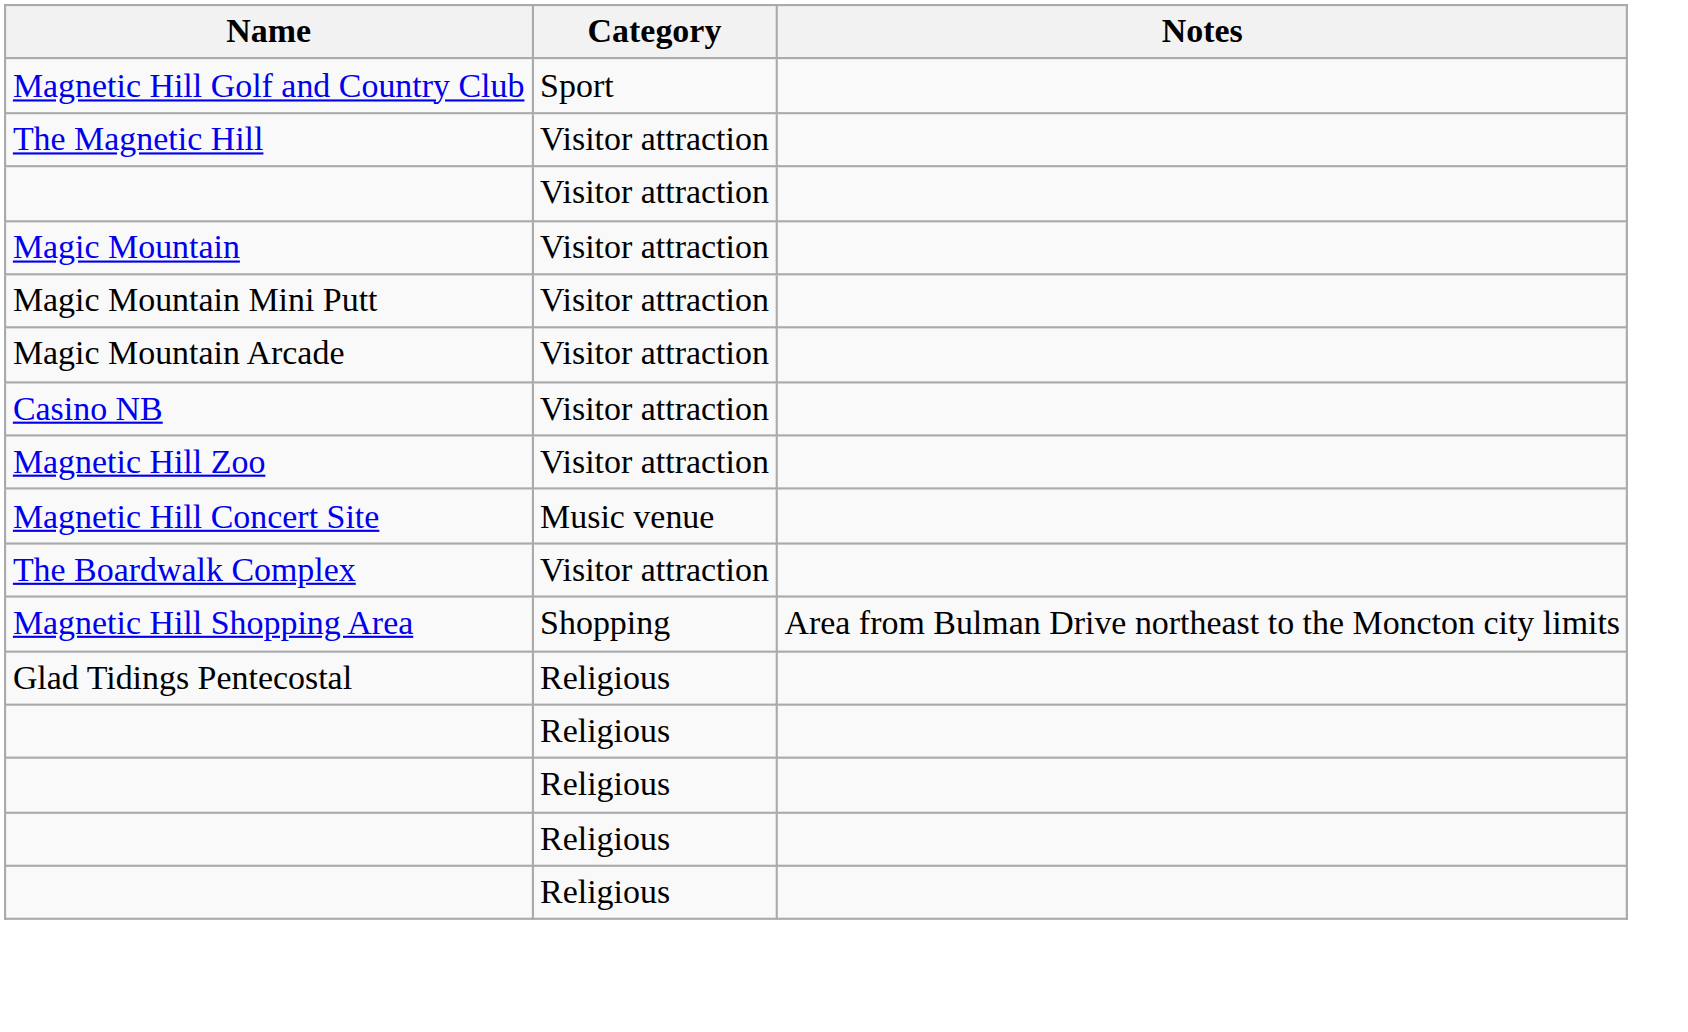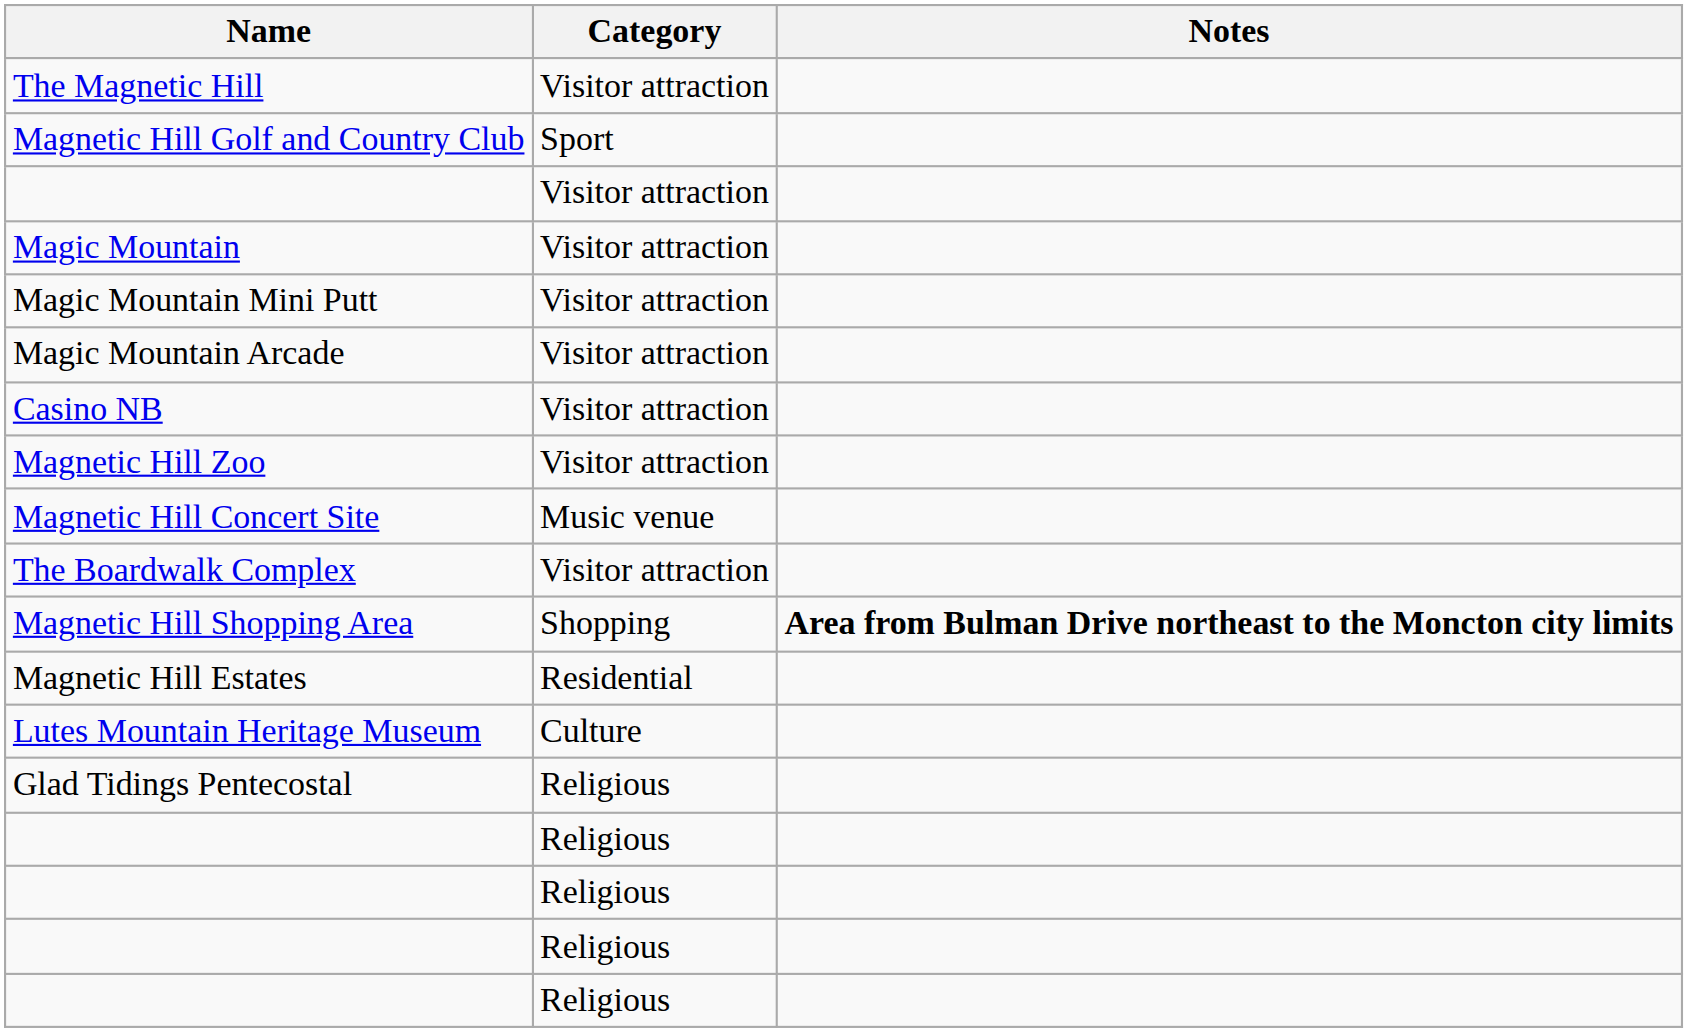rows swapped: (138, 138) <-> (269, 85)
(1202, 623) normal -> (1229, 623) bold
+ row: (160, 676)
+ row: (247, 730)
